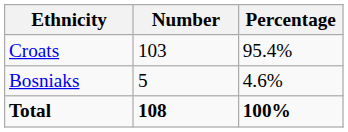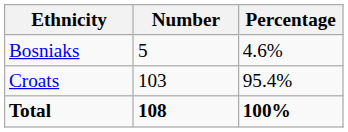rows swapped: (34, 50) <-> (44, 80)
